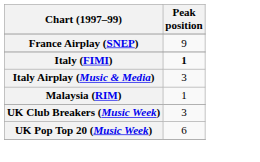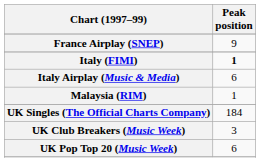(184, 78) 3 -> (234, 78) 6
+ row: (109, 113)
